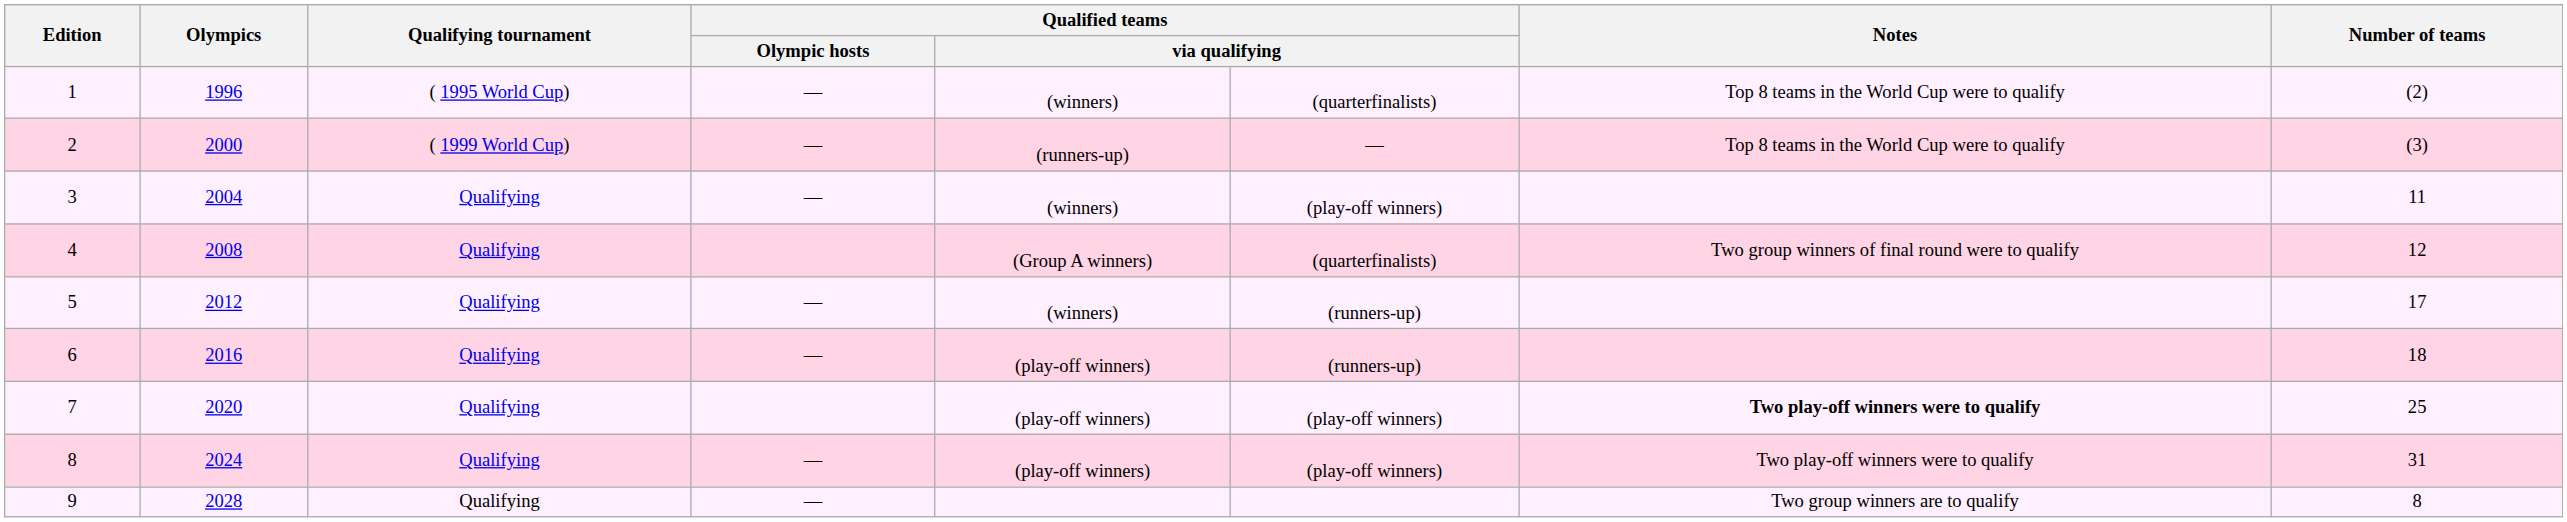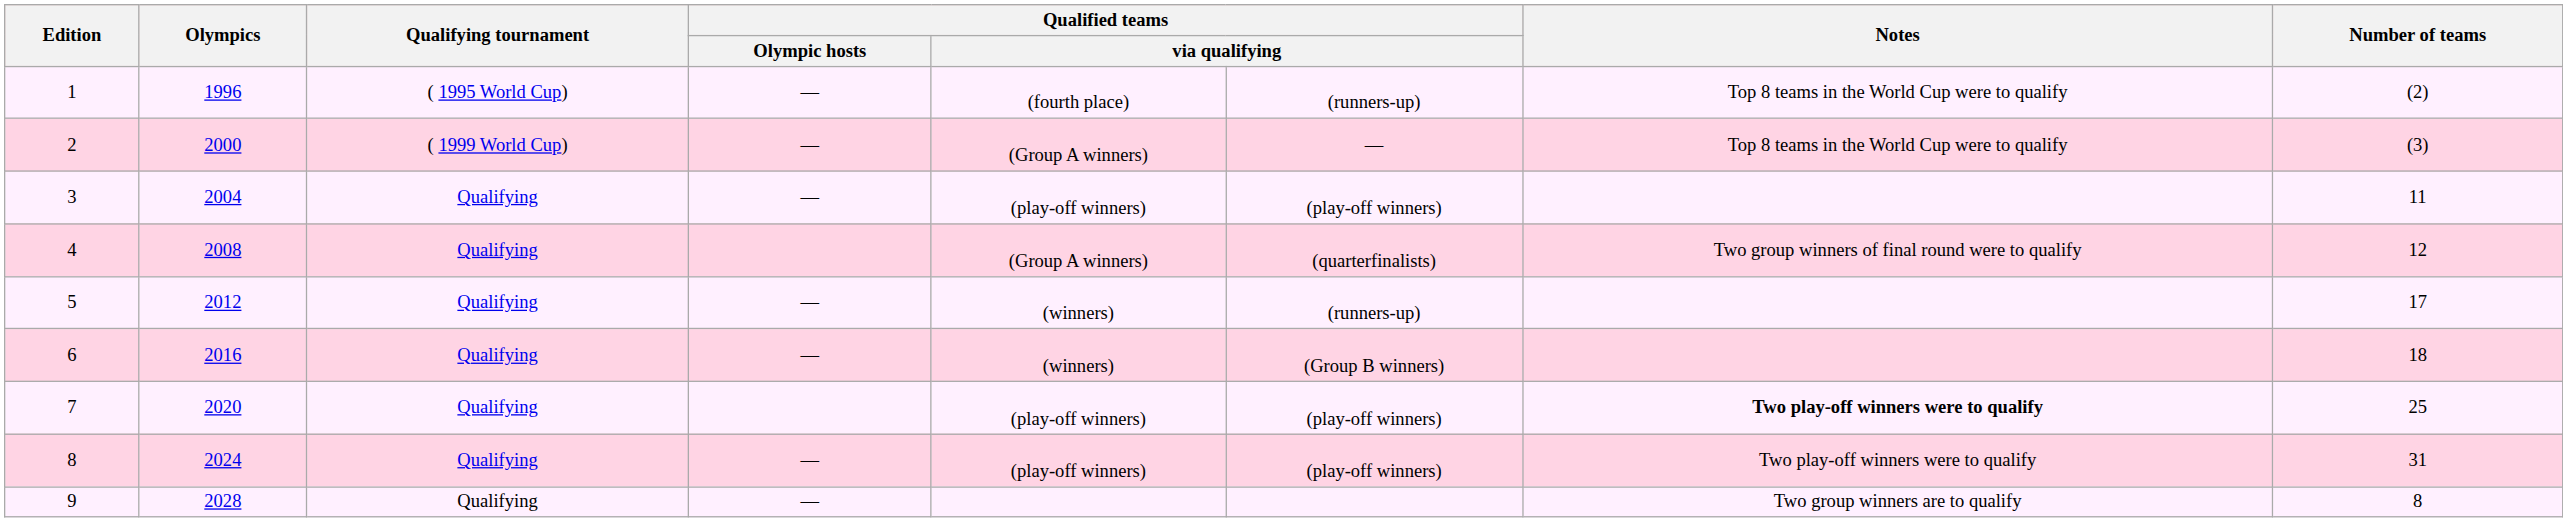(1083, 103) (winners) -> (1078, 103) (fourth place)
(1374, 103) (quarterfinalists) -> (1374, 103) (runners-up)
(1083, 155) (runners-up) -> (1078, 155) (Group A winners)
(1083, 208) (winners) -> (1078, 208) (play-off winners)
(1083, 366) (play-off winners) -> (1078, 366) (winners)
(1374, 366) (runners-up) -> (1374, 366) (Group B winners)
